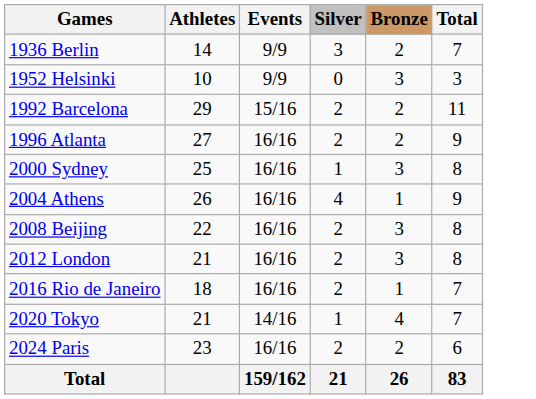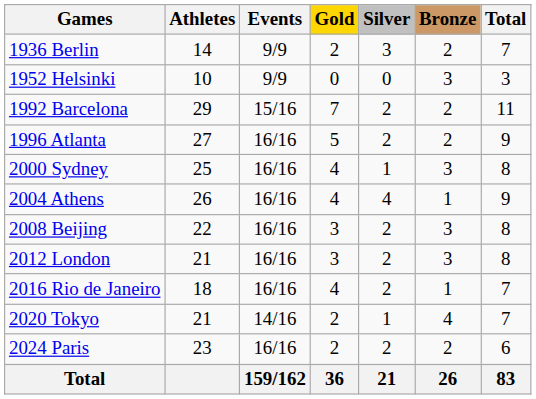+ column: (334, 19)
